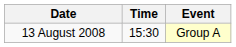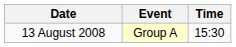columns swapped: (144, 14) <-> (198, 14)
